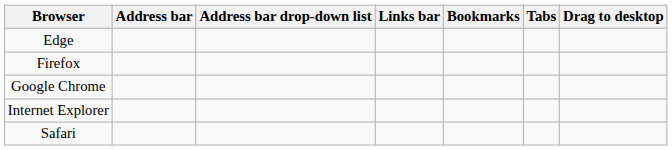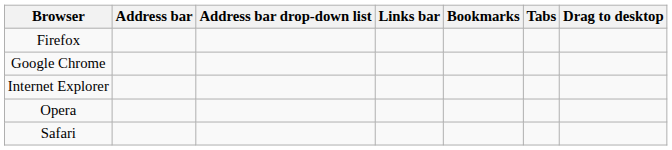- row: (58, 40)
+ row: (58, 110)
